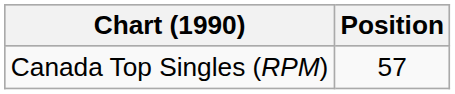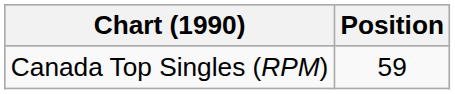(392, 66) 57 -> (392, 66) 59
